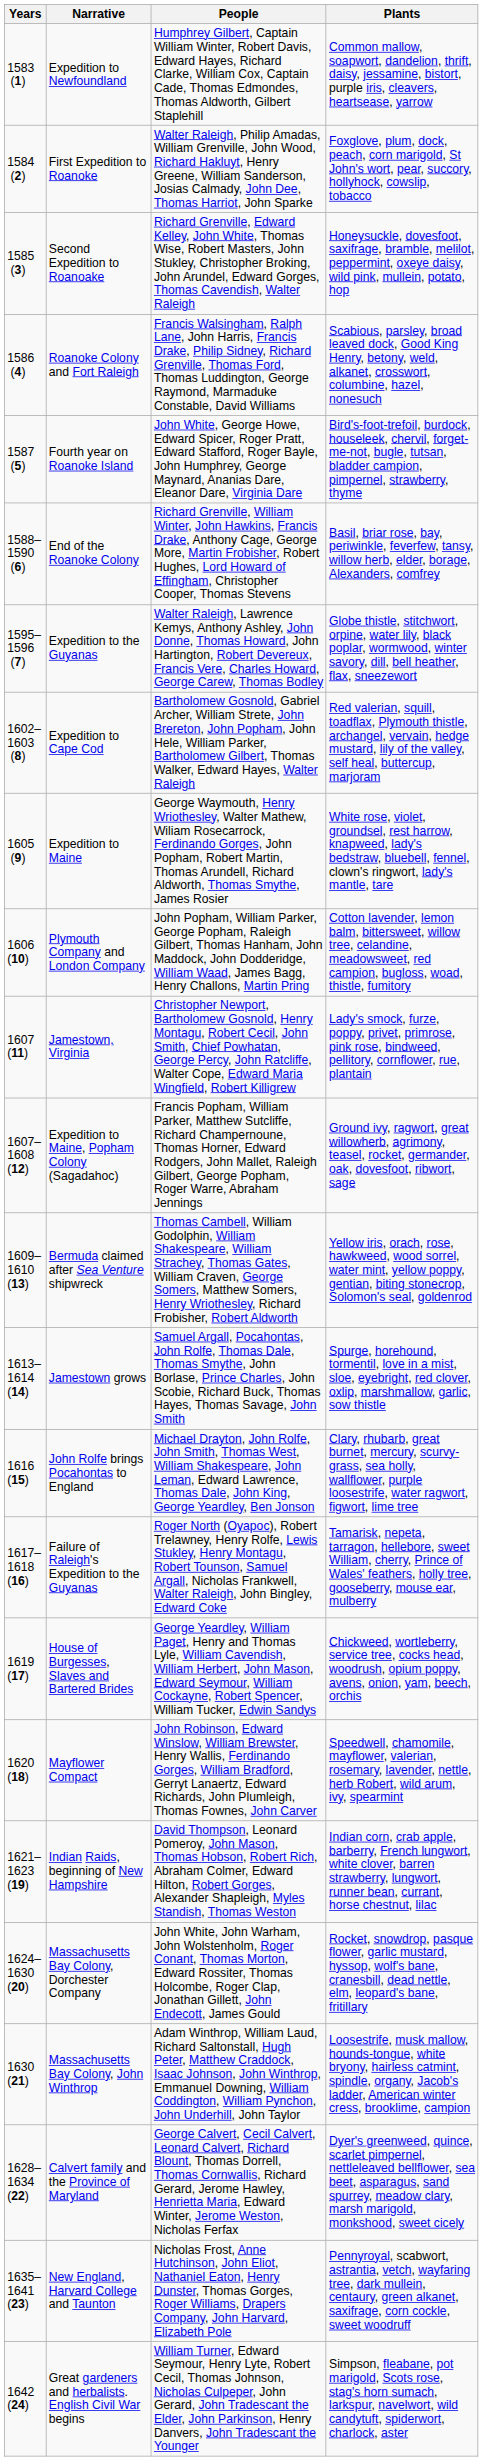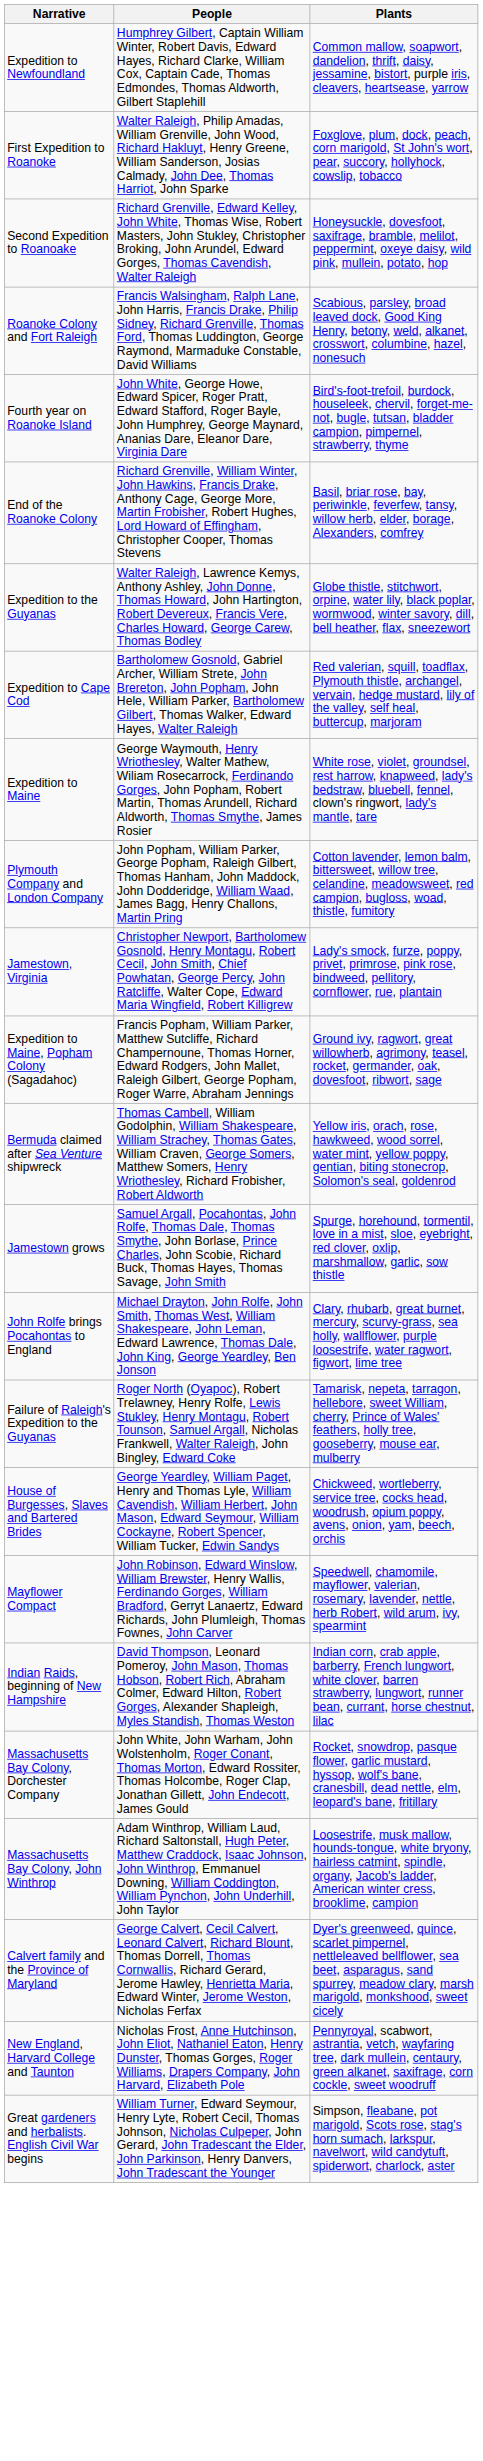- column: (25, 14)
